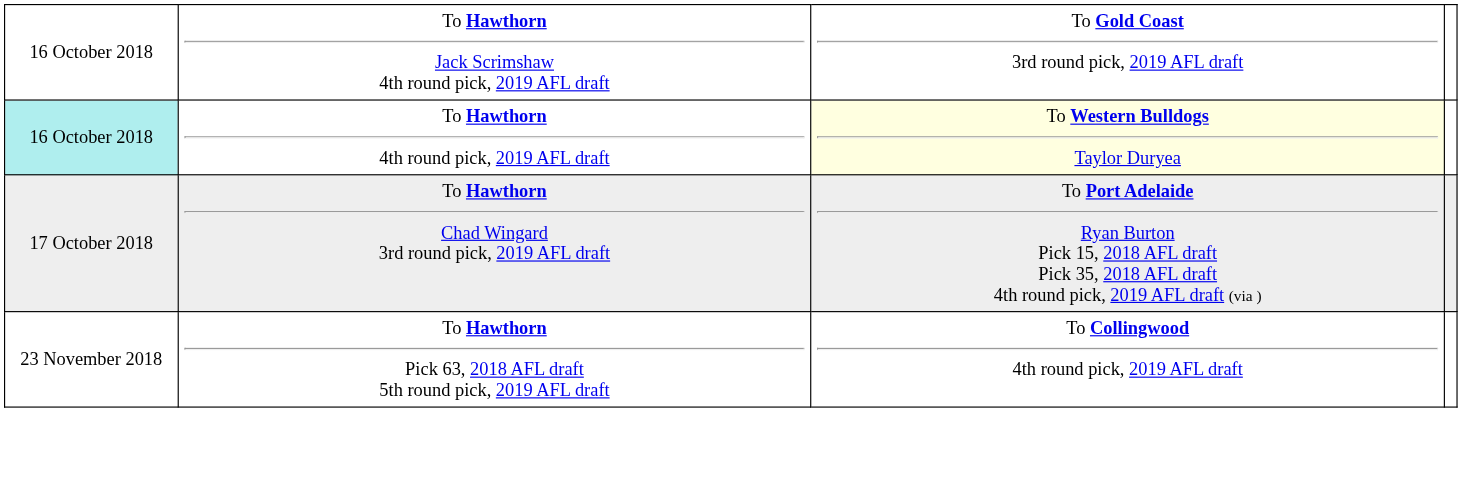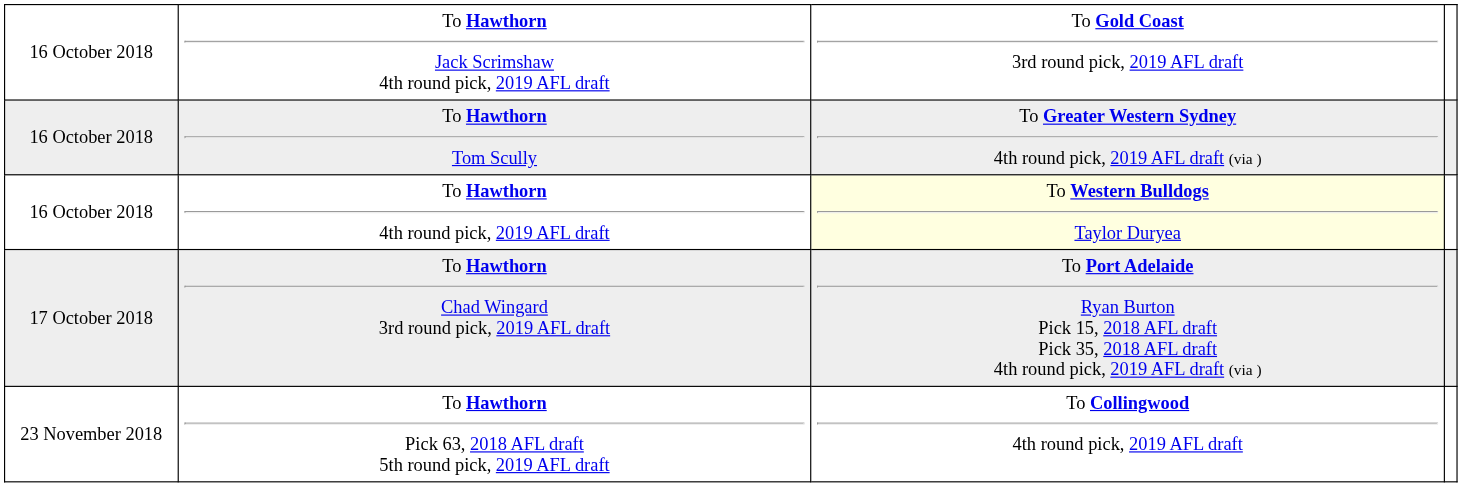+ row: (494, 137)
(91, 137) paleturquoise background -> (91, 212) no background
